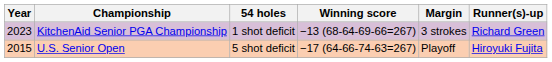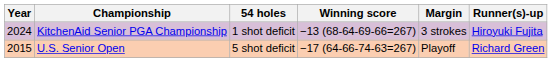(19, 31) 2023 -> (19, 31) 2024
(508, 31) Richard Green -> (507, 31) Hiroyuki Fujita
(507, 48) Hiroyuki Fujita -> (508, 48) Richard Green
